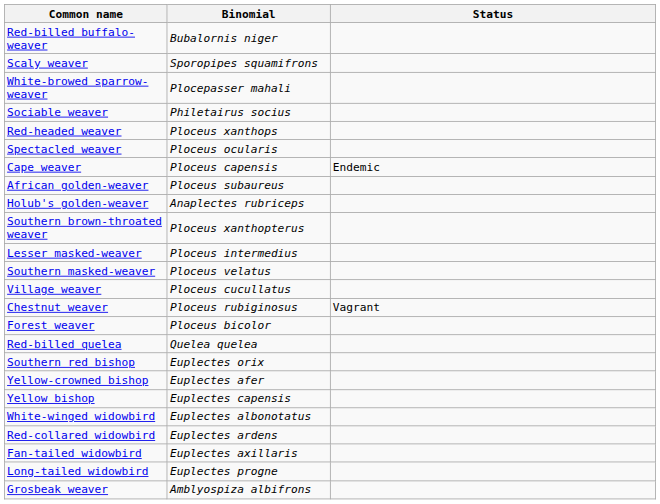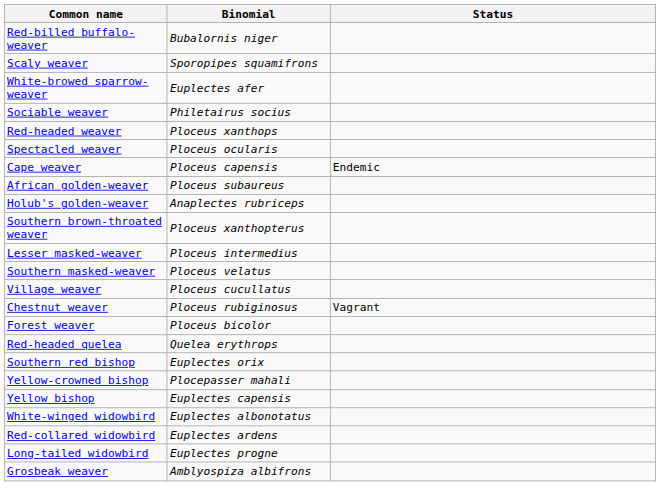(231, 88) Plocepasser mahali -> (217, 88) Euplectes afer
+ row: (64, 344)
- row: (64, 344)
(217, 380) Euplectes afer -> (231, 380) Plocepasser mahali
- row: (74, 453)
